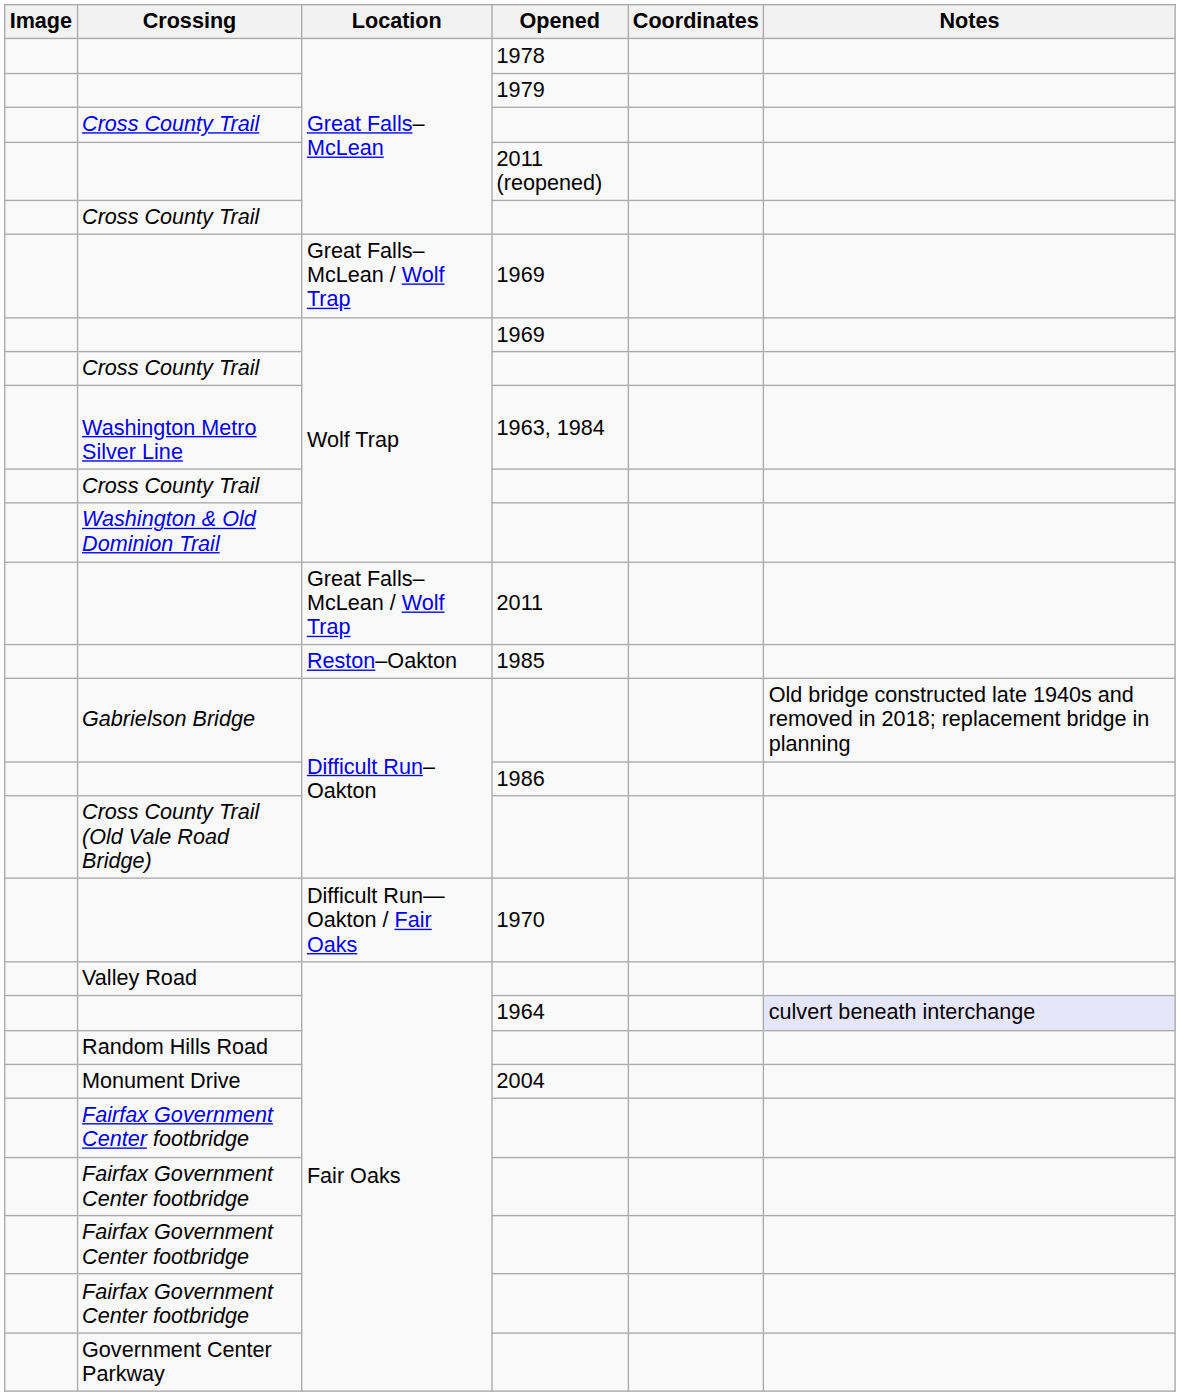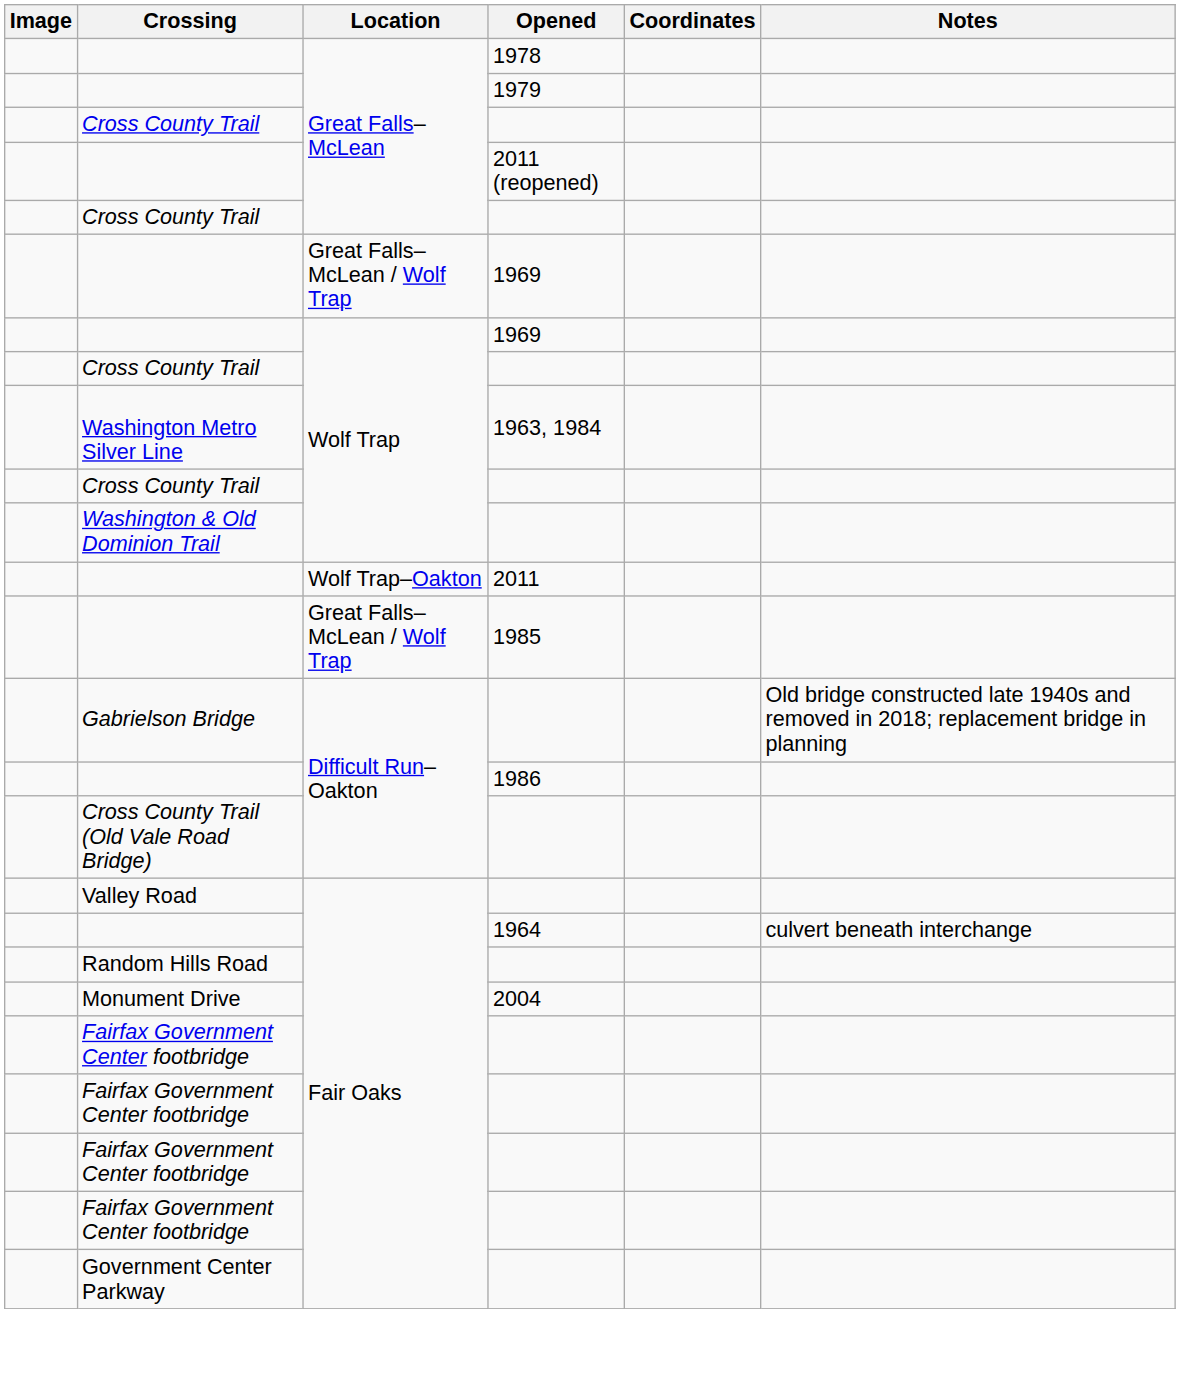(376, 602) Great Falls–McLean / Wolf Trap -> (395, 578) Wolf Trap–Oakton
(382, 661) Reston–Oakton -> (377, 637) Great Falls–McLean / Wolf Trap
- row: (189, 920)
(902, 1012) lavender background -> (899, 929) no background
